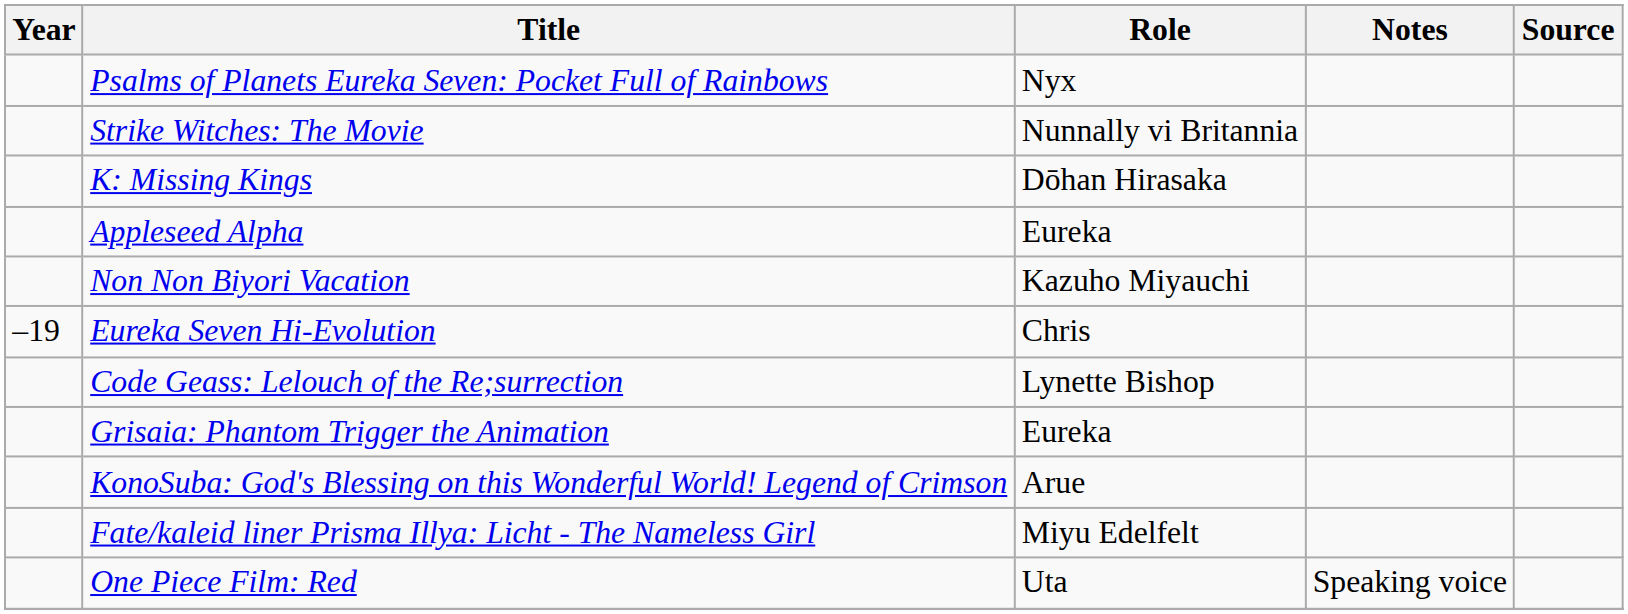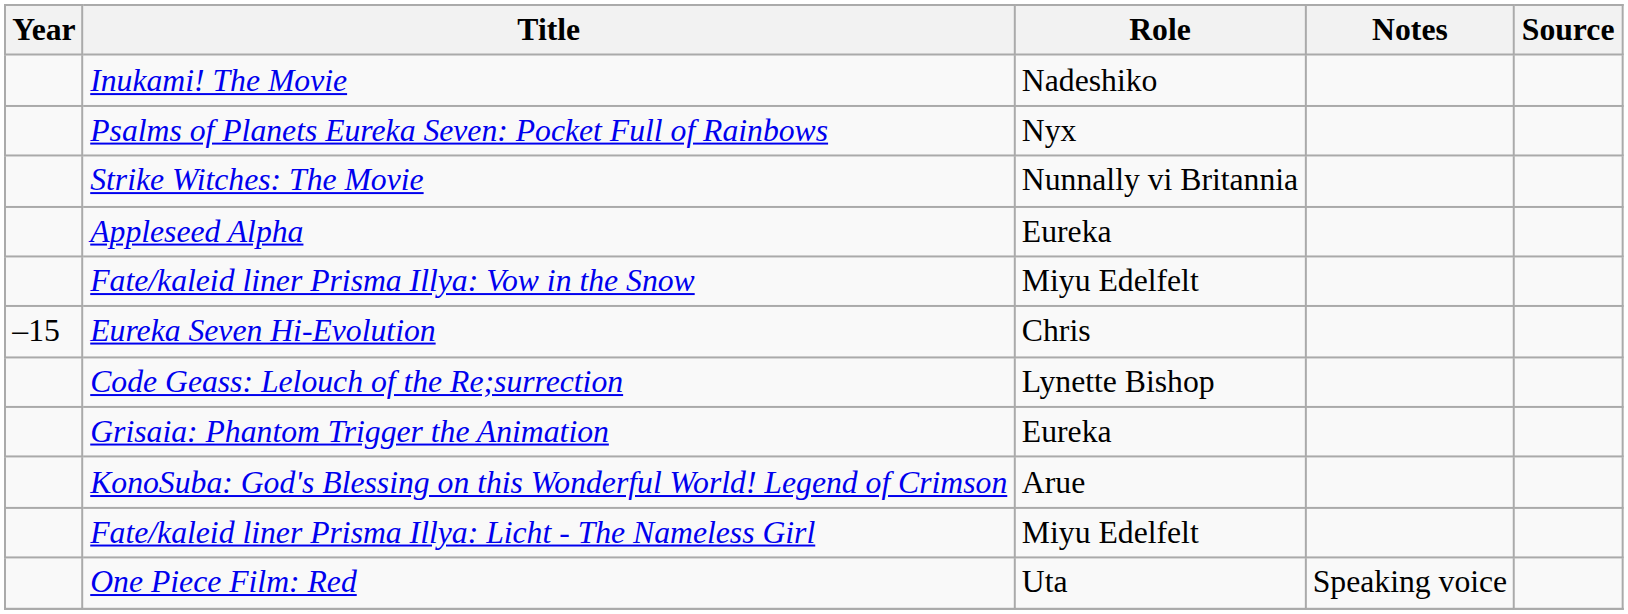+ row: (219, 79)
- row: (201, 180)
+ row: (392, 280)
- row: (250, 280)
(36, 331) –19 -> (36, 331) –15
